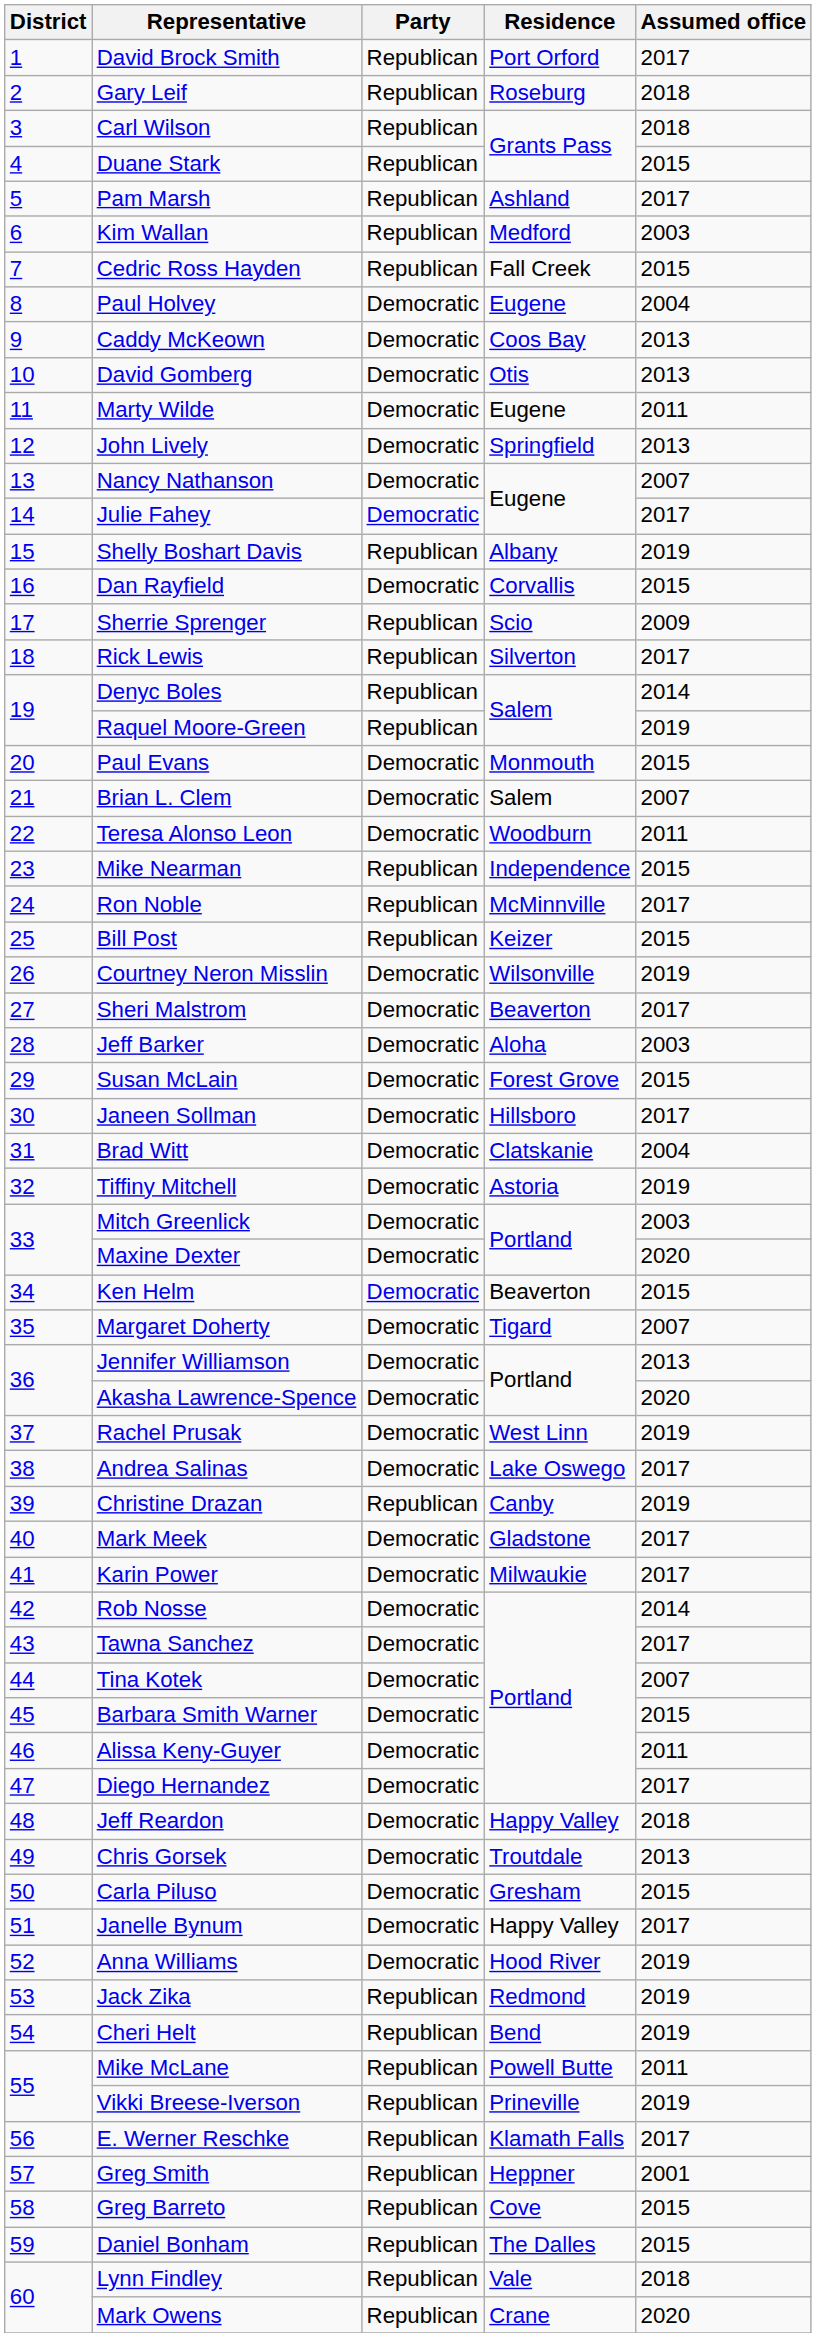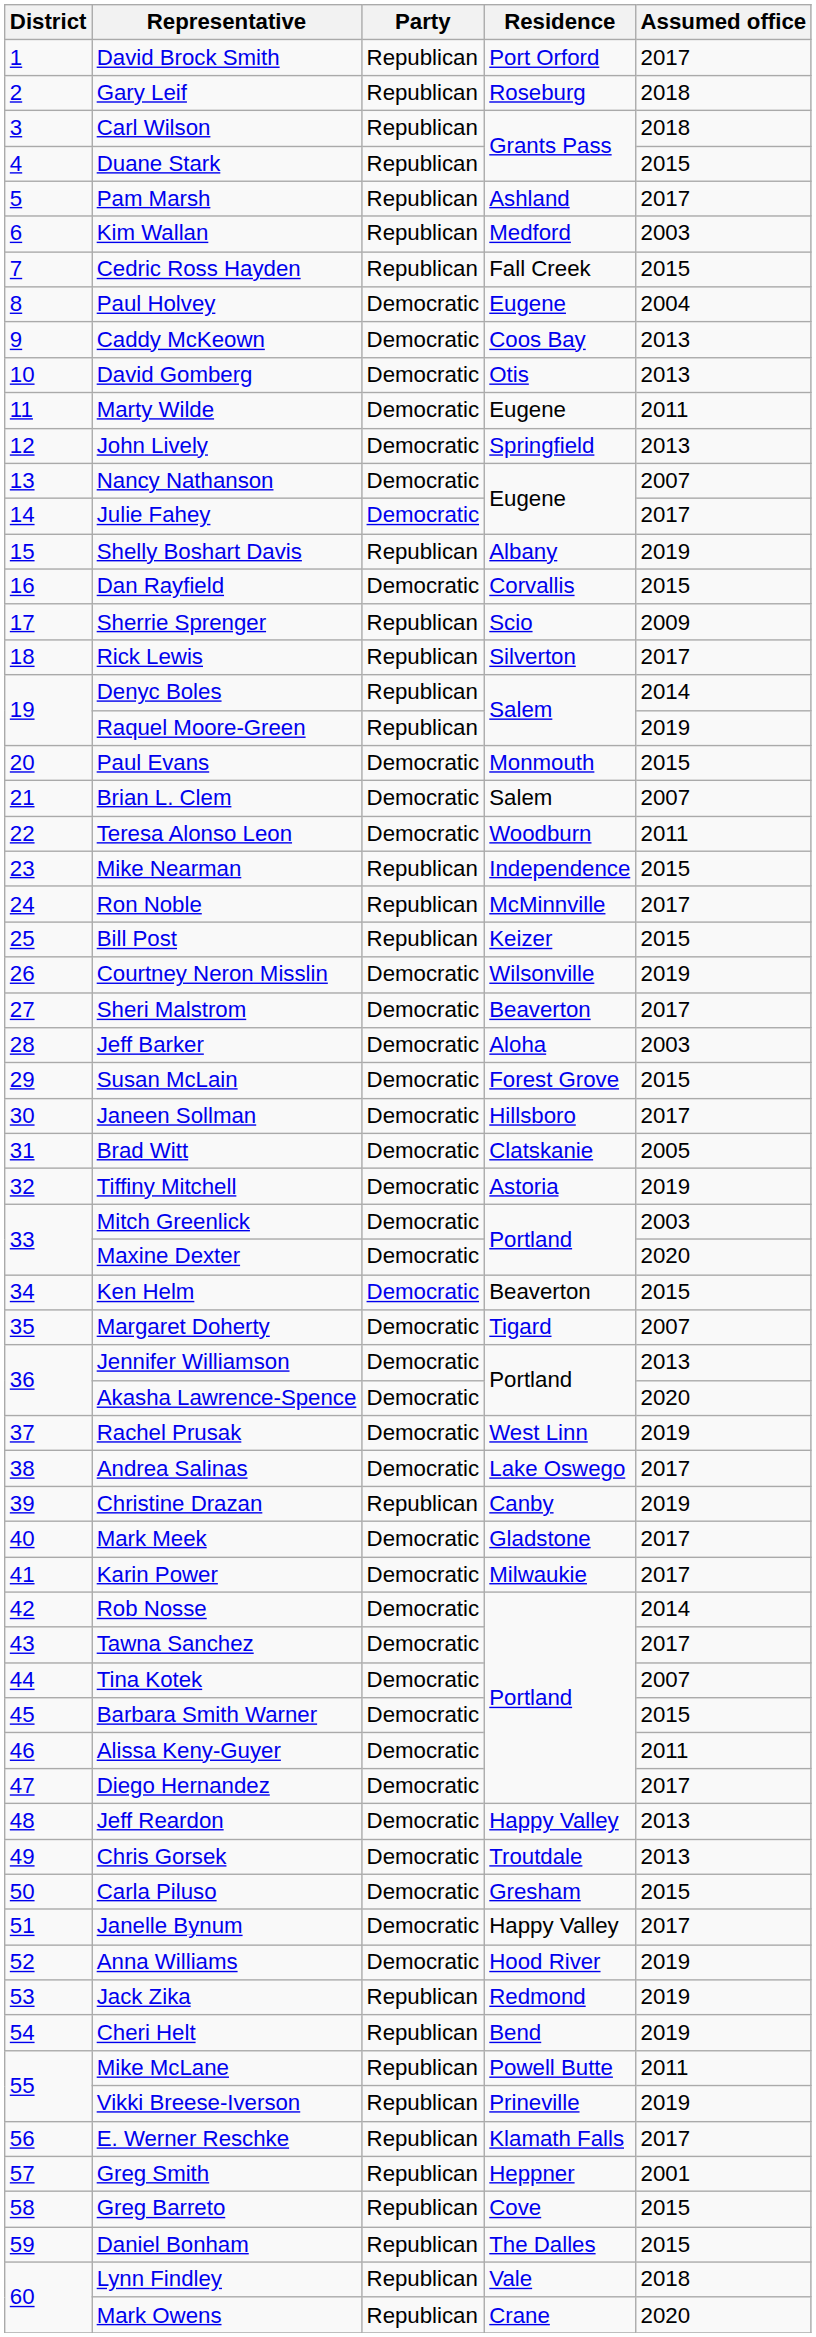(665, 1150) 2004 -> (665, 1150) 2005
(665, 1820) 2018 -> (665, 1820) 2013
